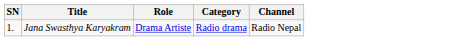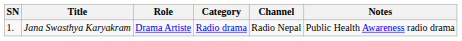+ column: (380, 12)
